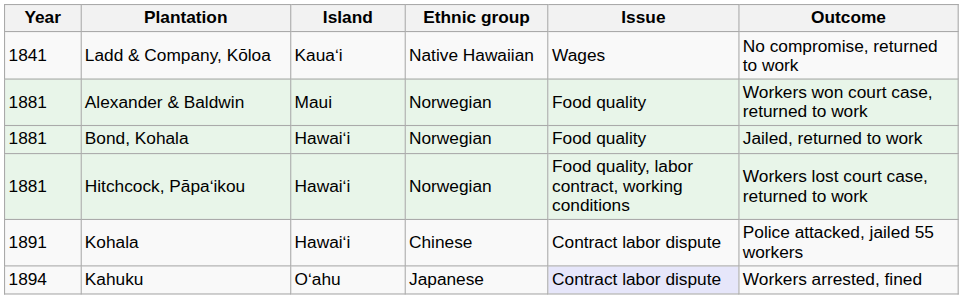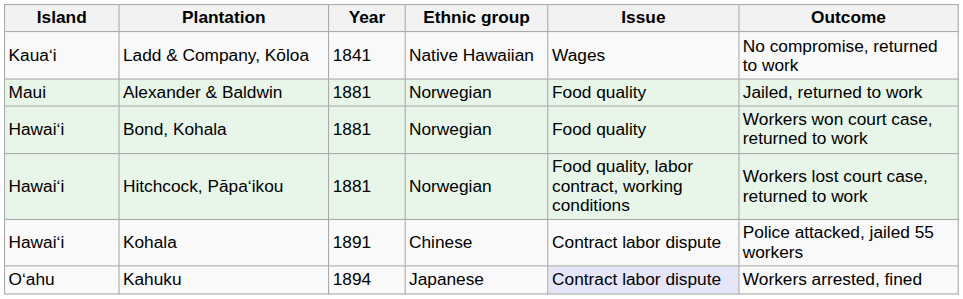columns swapped: (43, 18) <-> (348, 18)
(838, 102) Workers won court case, returned to work -> (833, 92) Jailed, returned to work
(833, 139) Jailed, returned to work -> (838, 129) Workers won court case, returned to work
